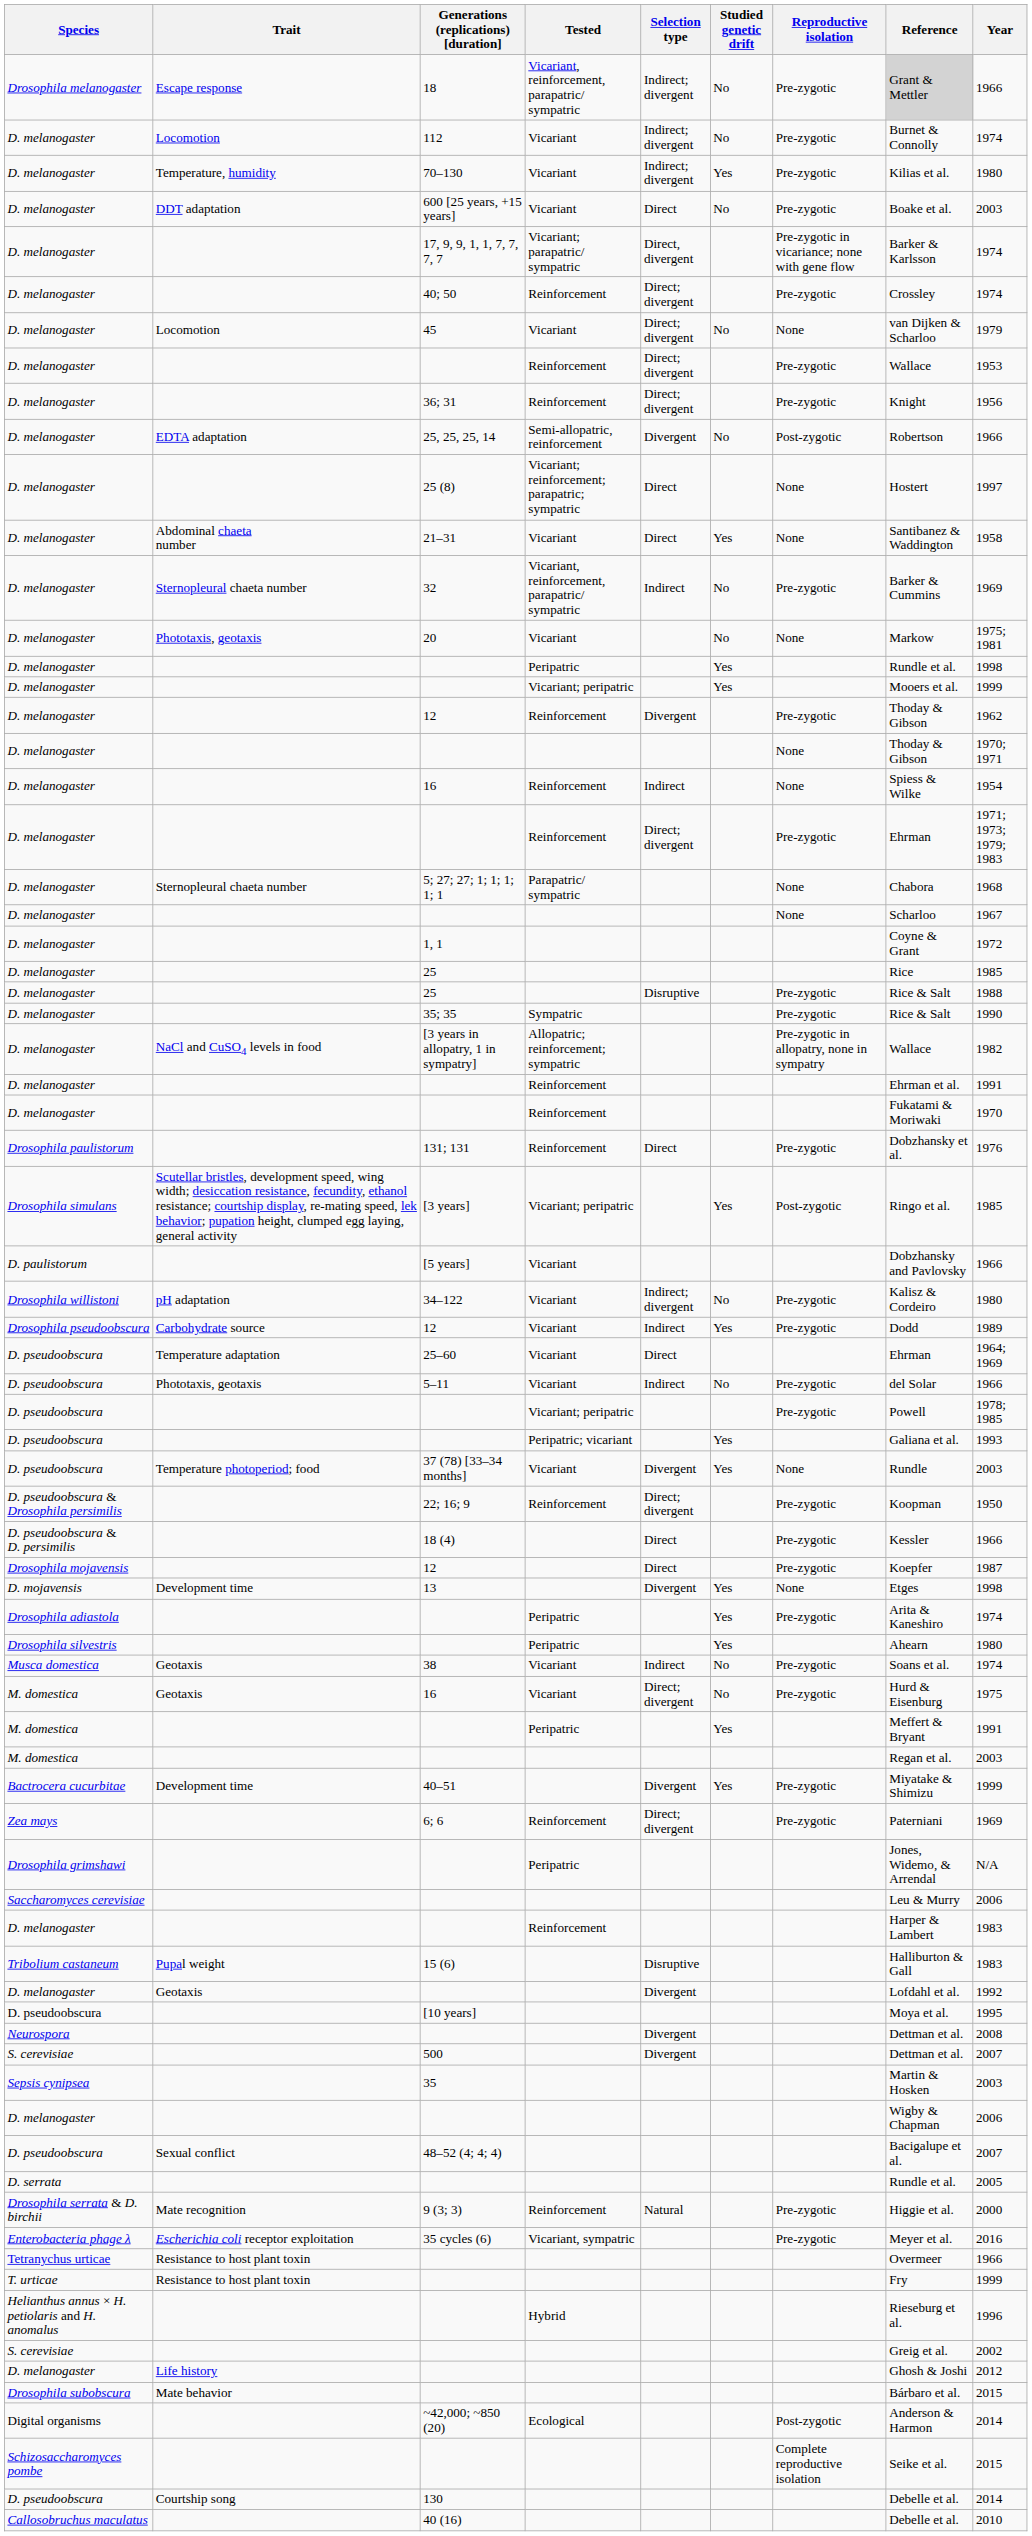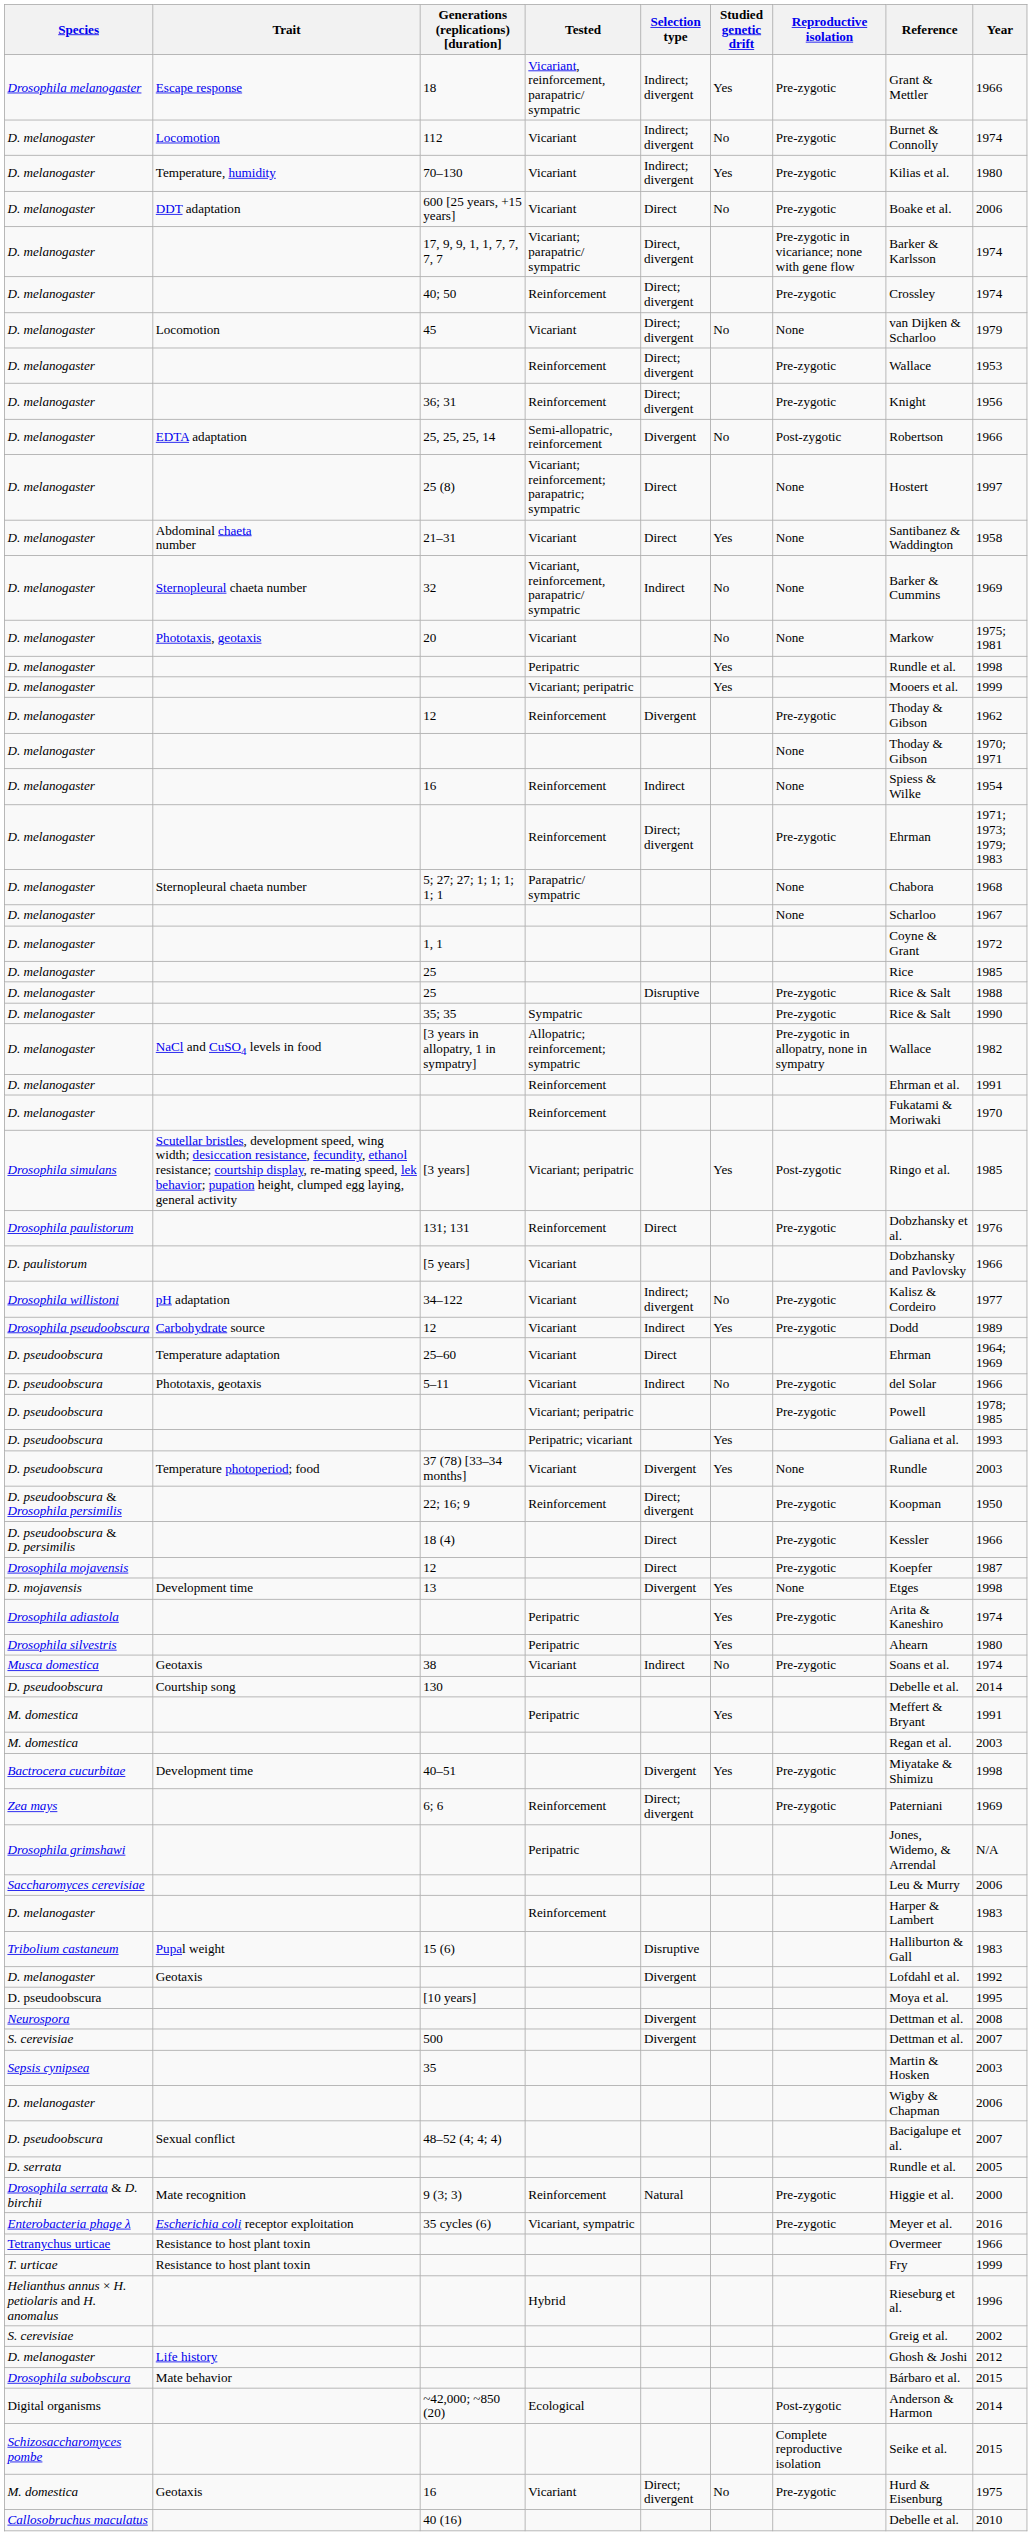(721, 87) No -> (723, 87) Yes
(911, 87) lightgrey background -> (911, 87) no background
(989, 208) 2003 -> (989, 208) 2006
(806, 587) Pre-zygotic -> (790, 587) None
rows swapped: (62, 1206) <-> (70, 1148)
(989, 1299) 1980 -> (989, 1299) 1977
rows swapped: (43, 1693) <-> (55, 2499)
(989, 1785) 1999 -> (989, 1771) 1998
